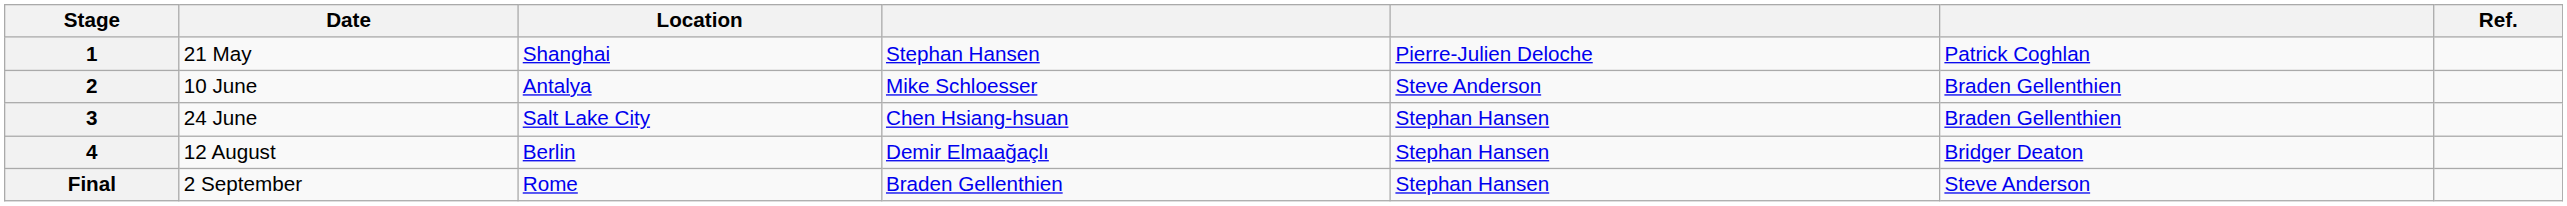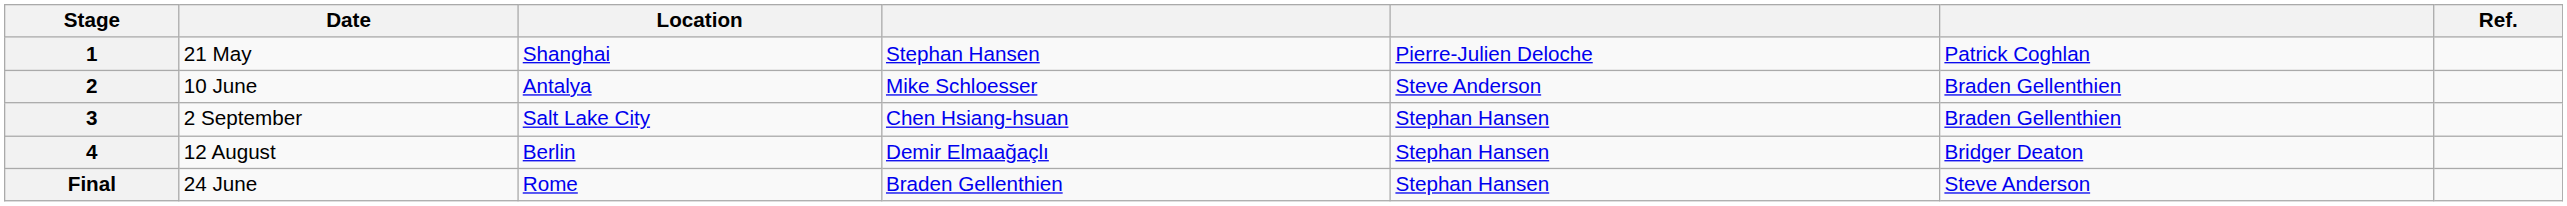(221, 119) 24 June -> (243, 119) 2 September
(243, 184) 2 September -> (221, 184) 24 June
